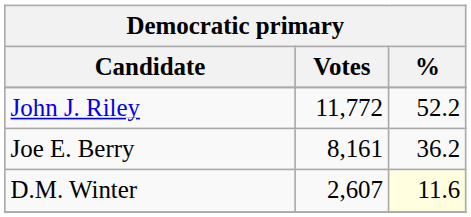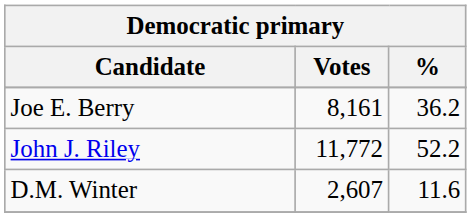rows swapped: (75, 108) <-> (73, 149)
(439, 190) lightyellow background -> (439, 190) no background
